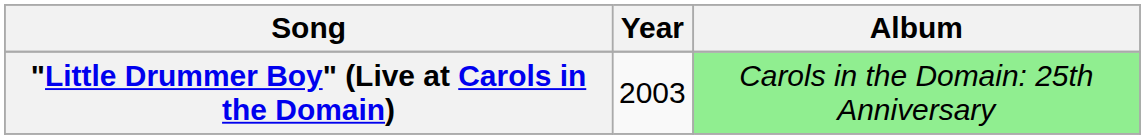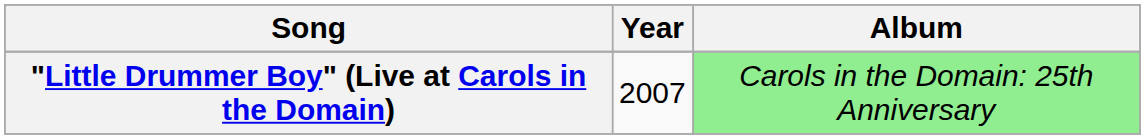(652, 92) 2003 -> (652, 92) 2007
